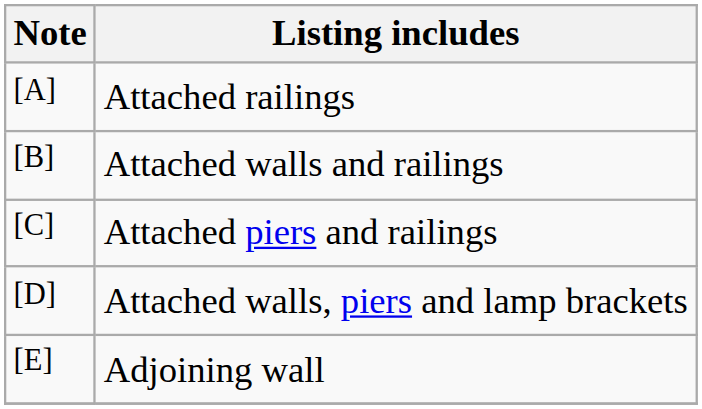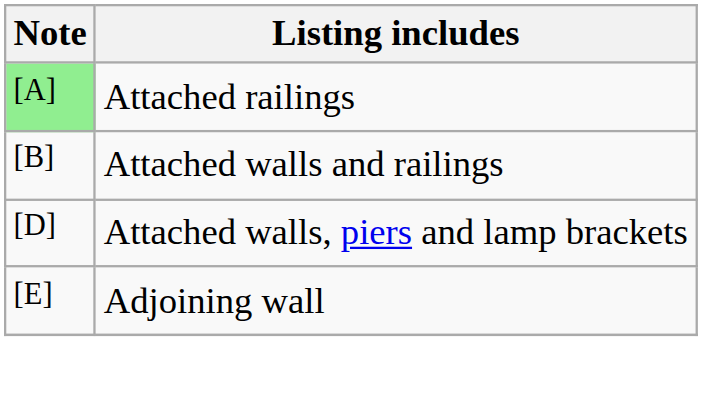(35, 89) no background -> (35, 89) lightgreen background
- row: (301, 232)
